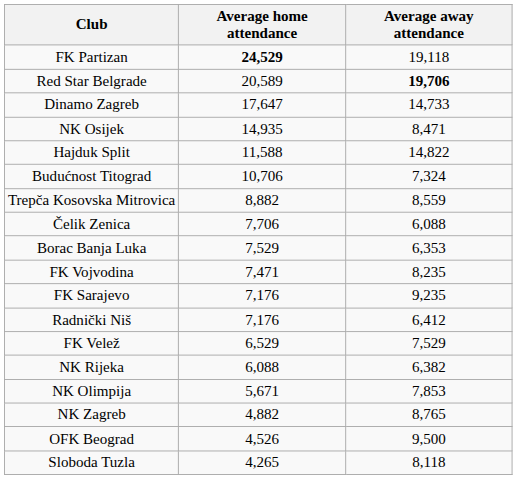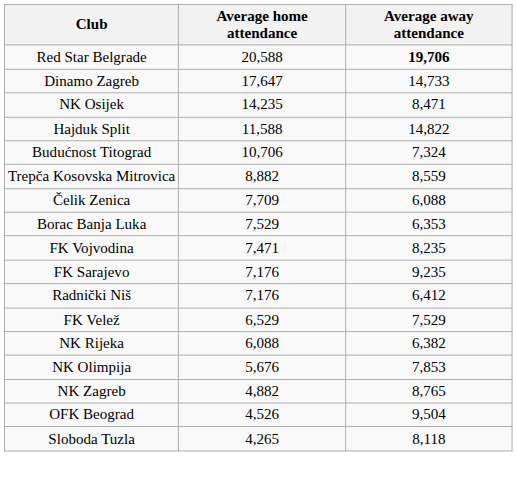- row: (92, 57)
(262, 81) 20,589 -> (262, 57) 20,588
(262, 128) 14,935 -> (262, 104) 14,235
(262, 224) 7,706 -> (262, 200) 7,709
(262, 391) 5,671 -> (262, 367) 5,676
(429, 438) 9,500 -> (429, 414) 9,504
